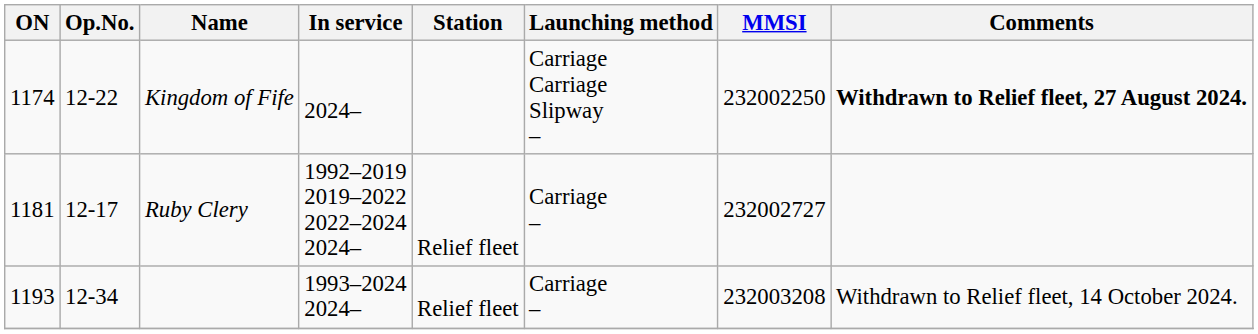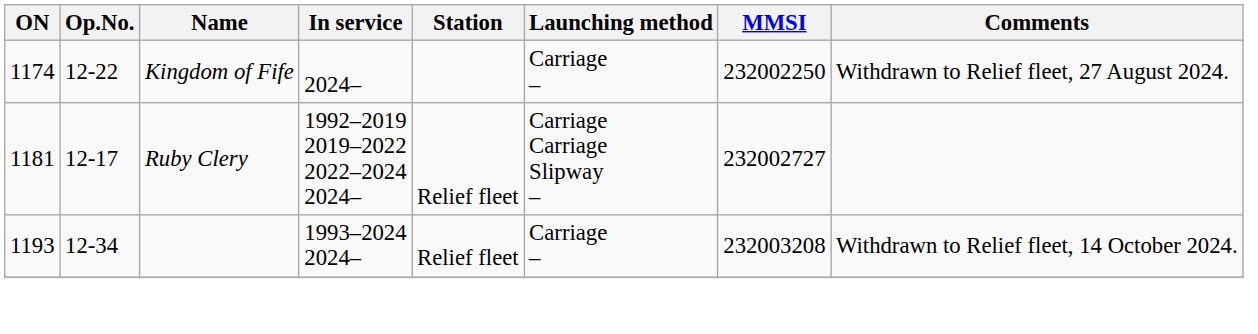(568, 96) Carriage Carriage Slipway – -> (568, 71) Carriage –
(1042, 96) bold -> (1032, 71) normal
(568, 209) Carriage – -> (568, 158) Carriage Carriage Slipway –
